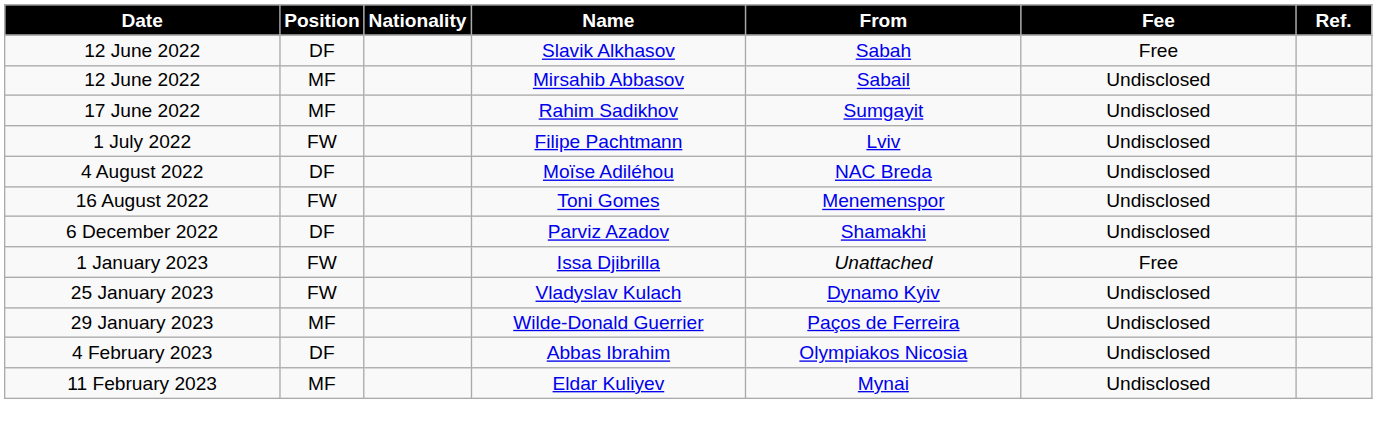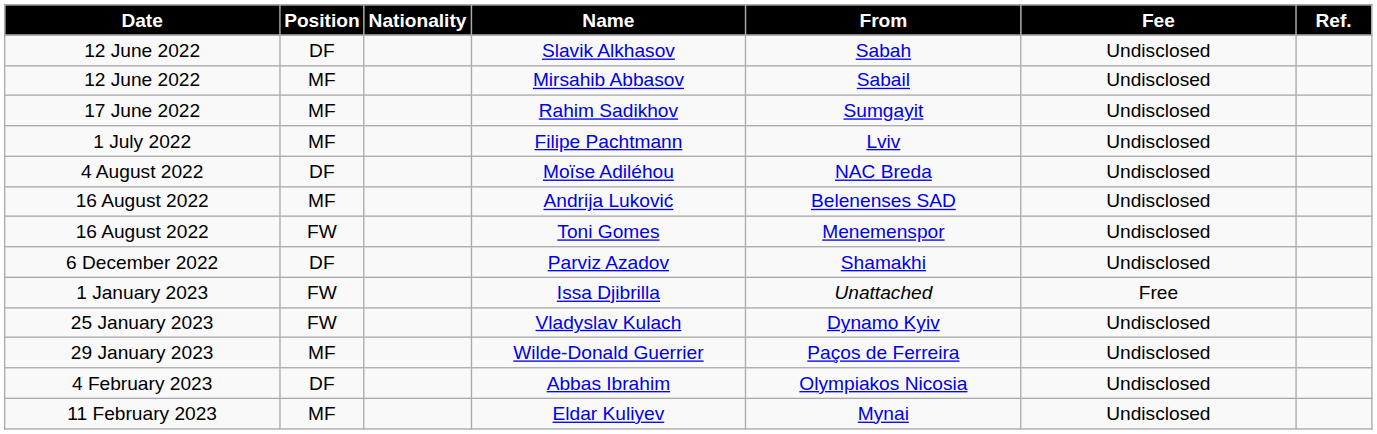(1158, 50) Free -> (1158, 50) Undisclosed
(322, 141) FW -> (322, 141) MF
+ row: (608, 202)
